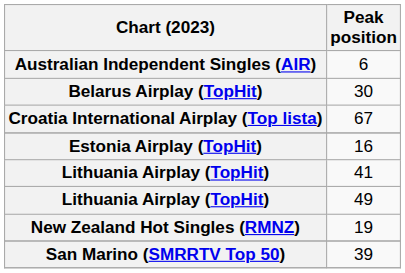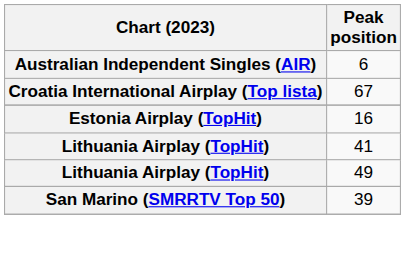- row: (364, 91)
- row: (364, 227)
